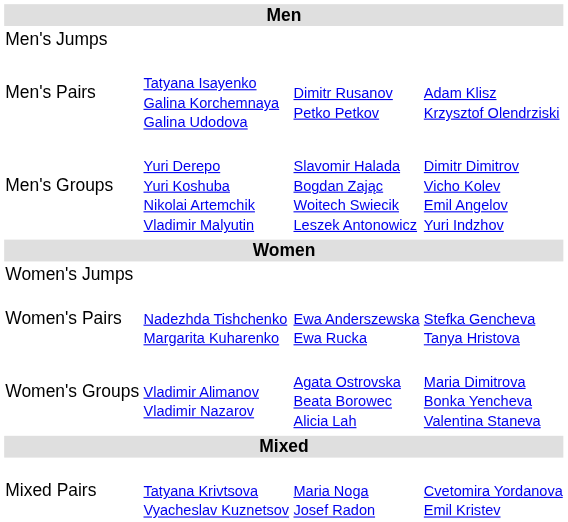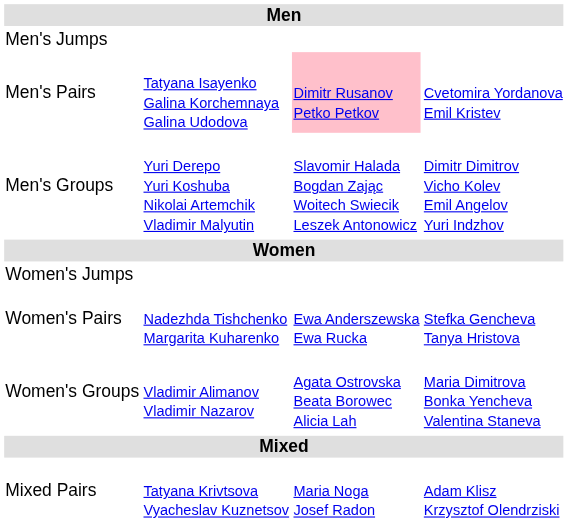(343, 103) no background -> (343, 103) pink background
(492, 103) Adam Klisz Krzysztof Olendrziski -> (493, 103) Cvetomira Yordanova Emil Kristev
(493, 501) Cvetomira Yordanova Emil Kristev -> (492, 501) Adam Klisz Krzysztof Olendrziski
